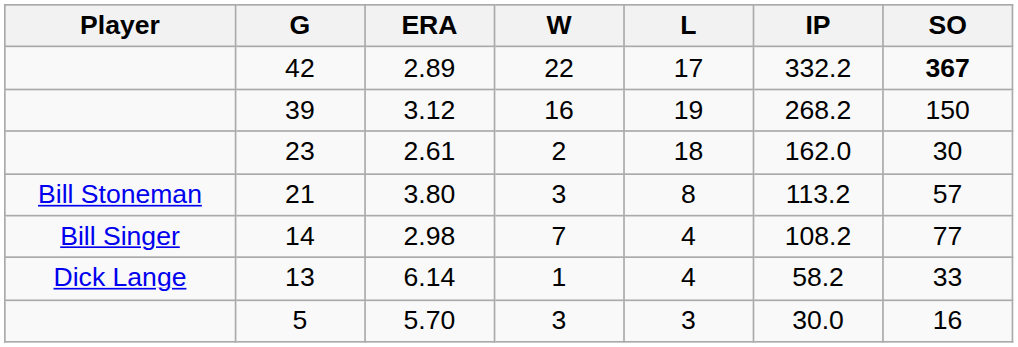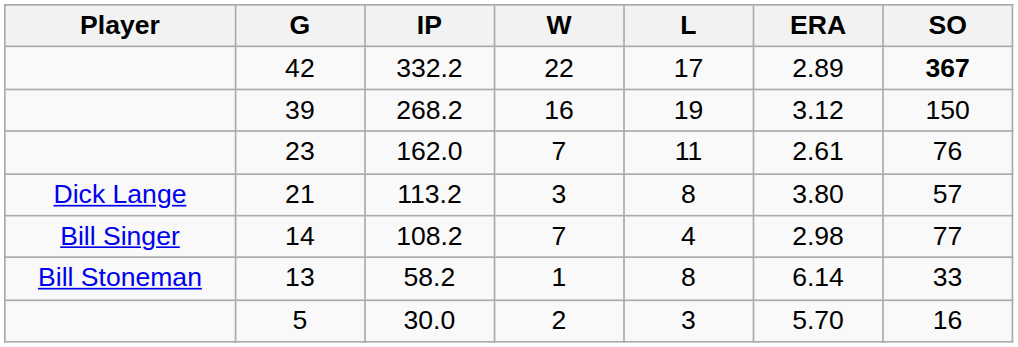columns swapped: (818, 25) <-> (429, 25)
(559, 151) 2 -> (559, 151) 7
(688, 151) 18 -> (688, 151) 11
(948, 151) 30 -> (948, 151) 76
(120, 194) Bill Stoneman -> (120, 194) Dick Lange
(120, 278) Dick Lange -> (120, 278) Bill Stoneman
(688, 278) 4 -> (688, 278) 8
(559, 320) 3 -> (559, 320) 2
